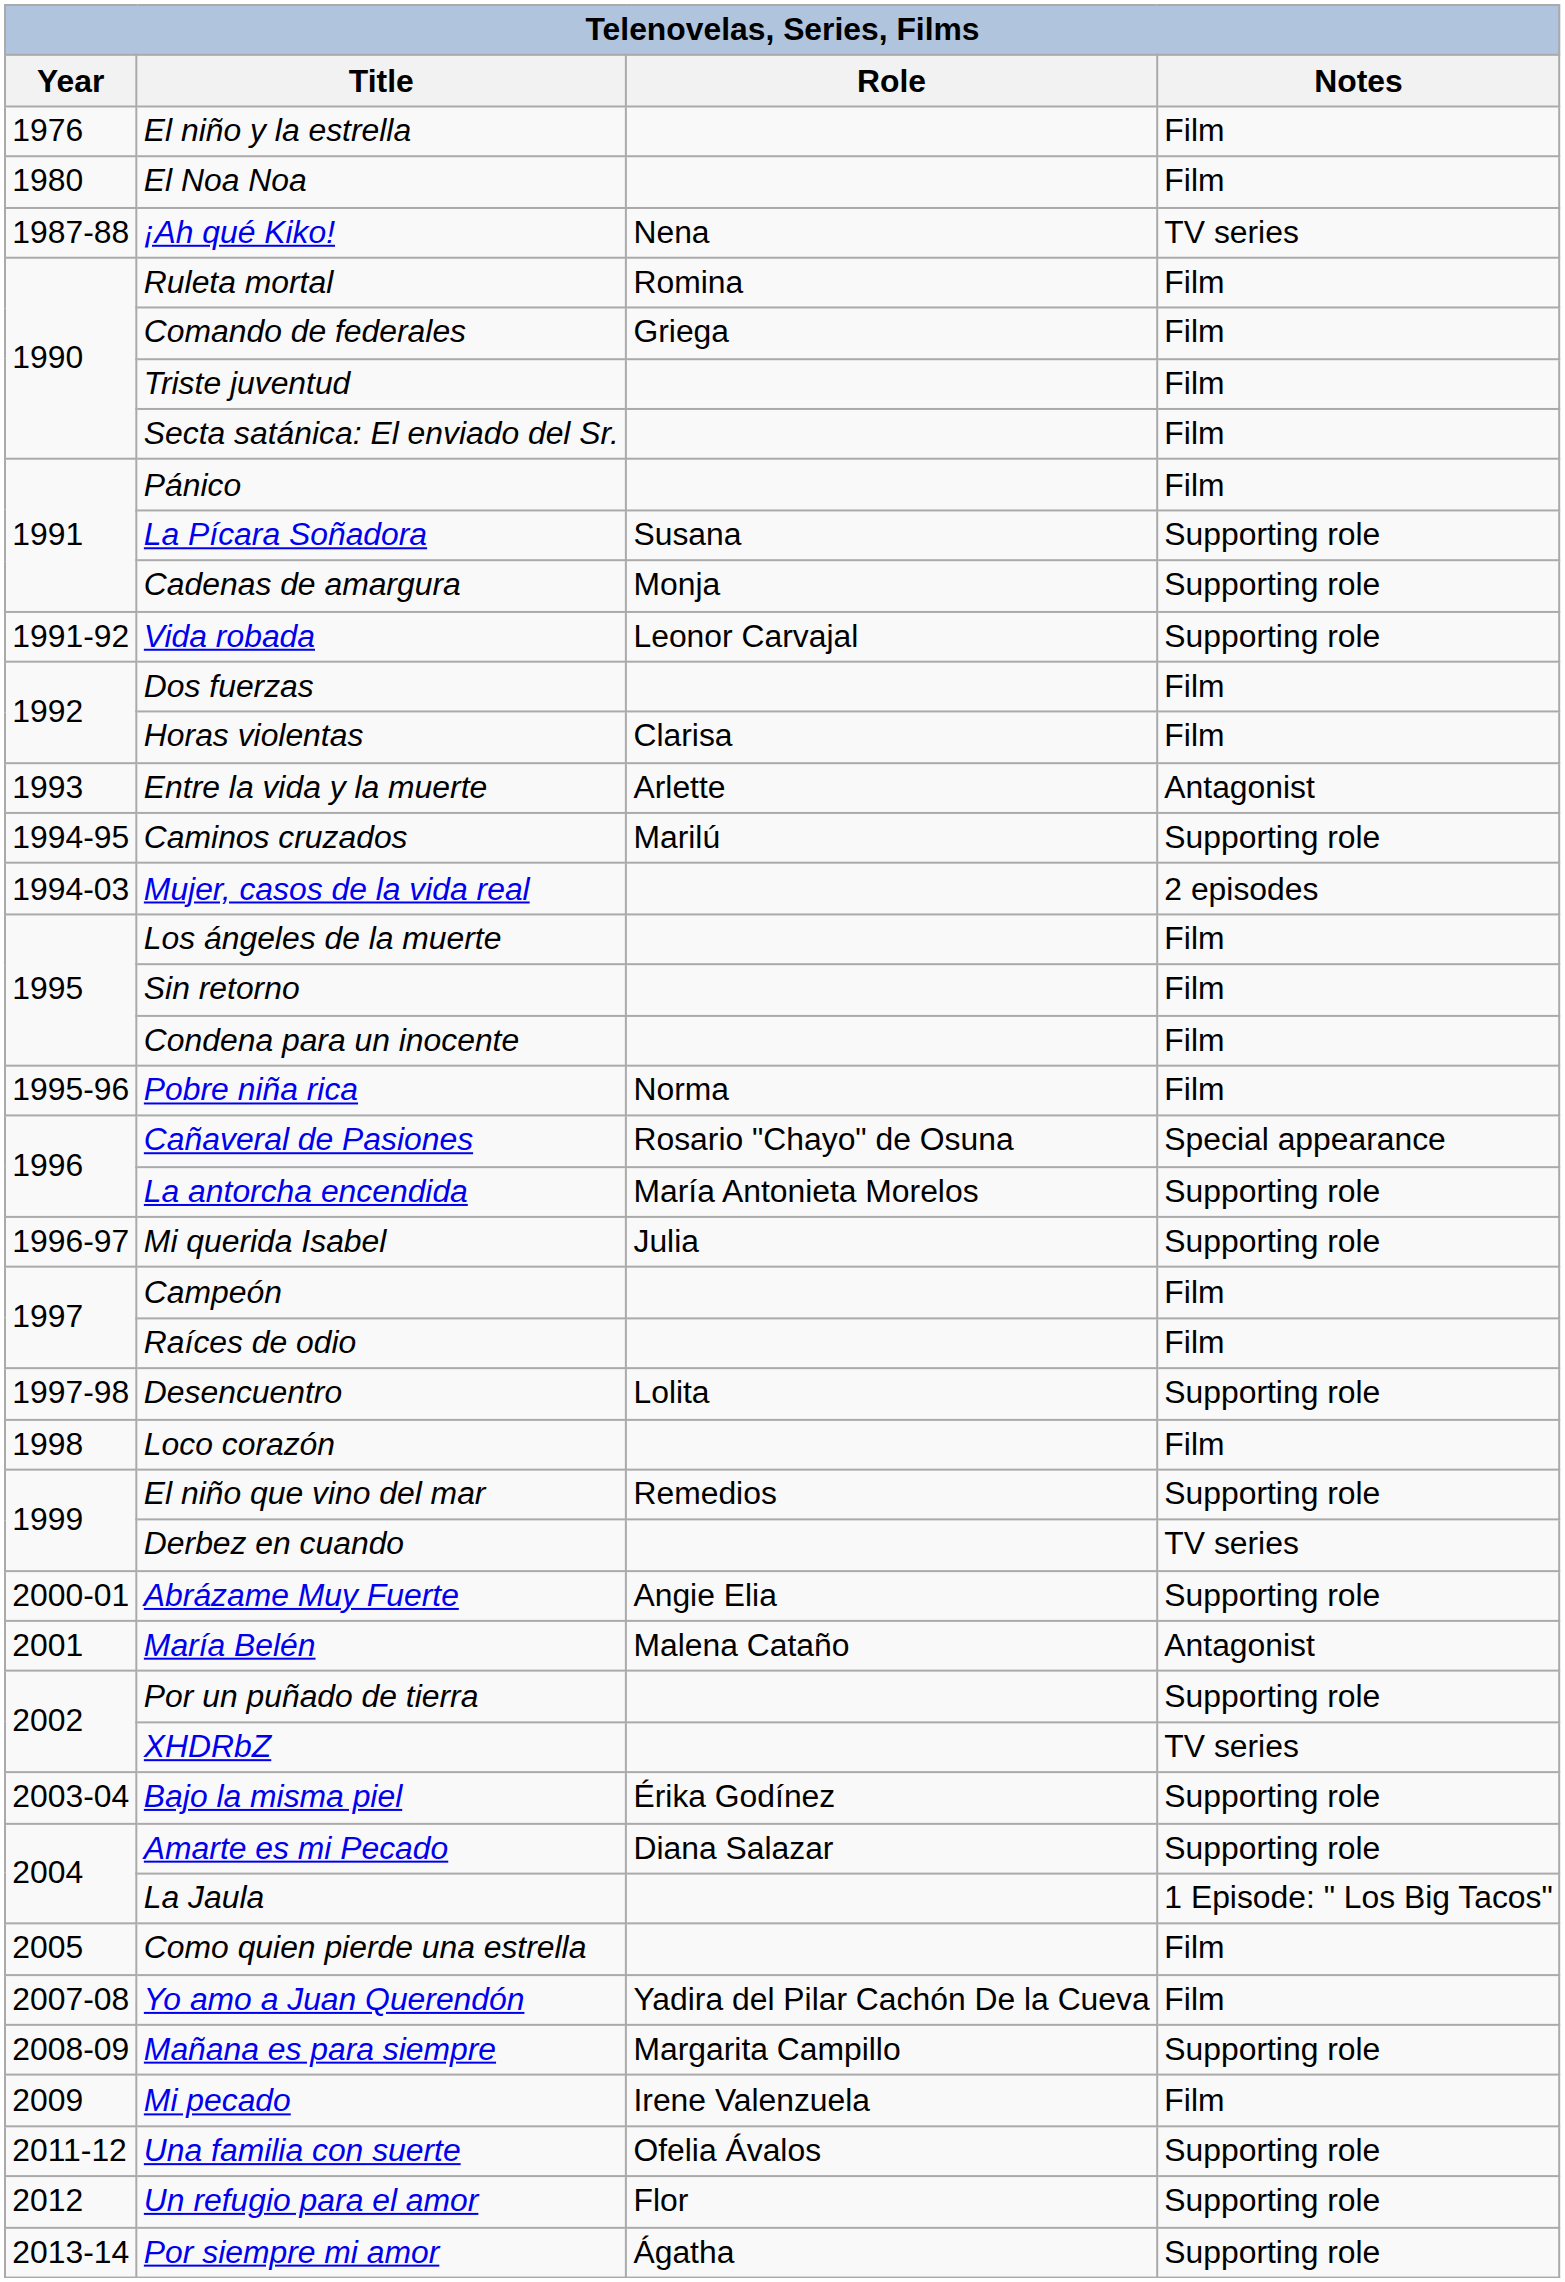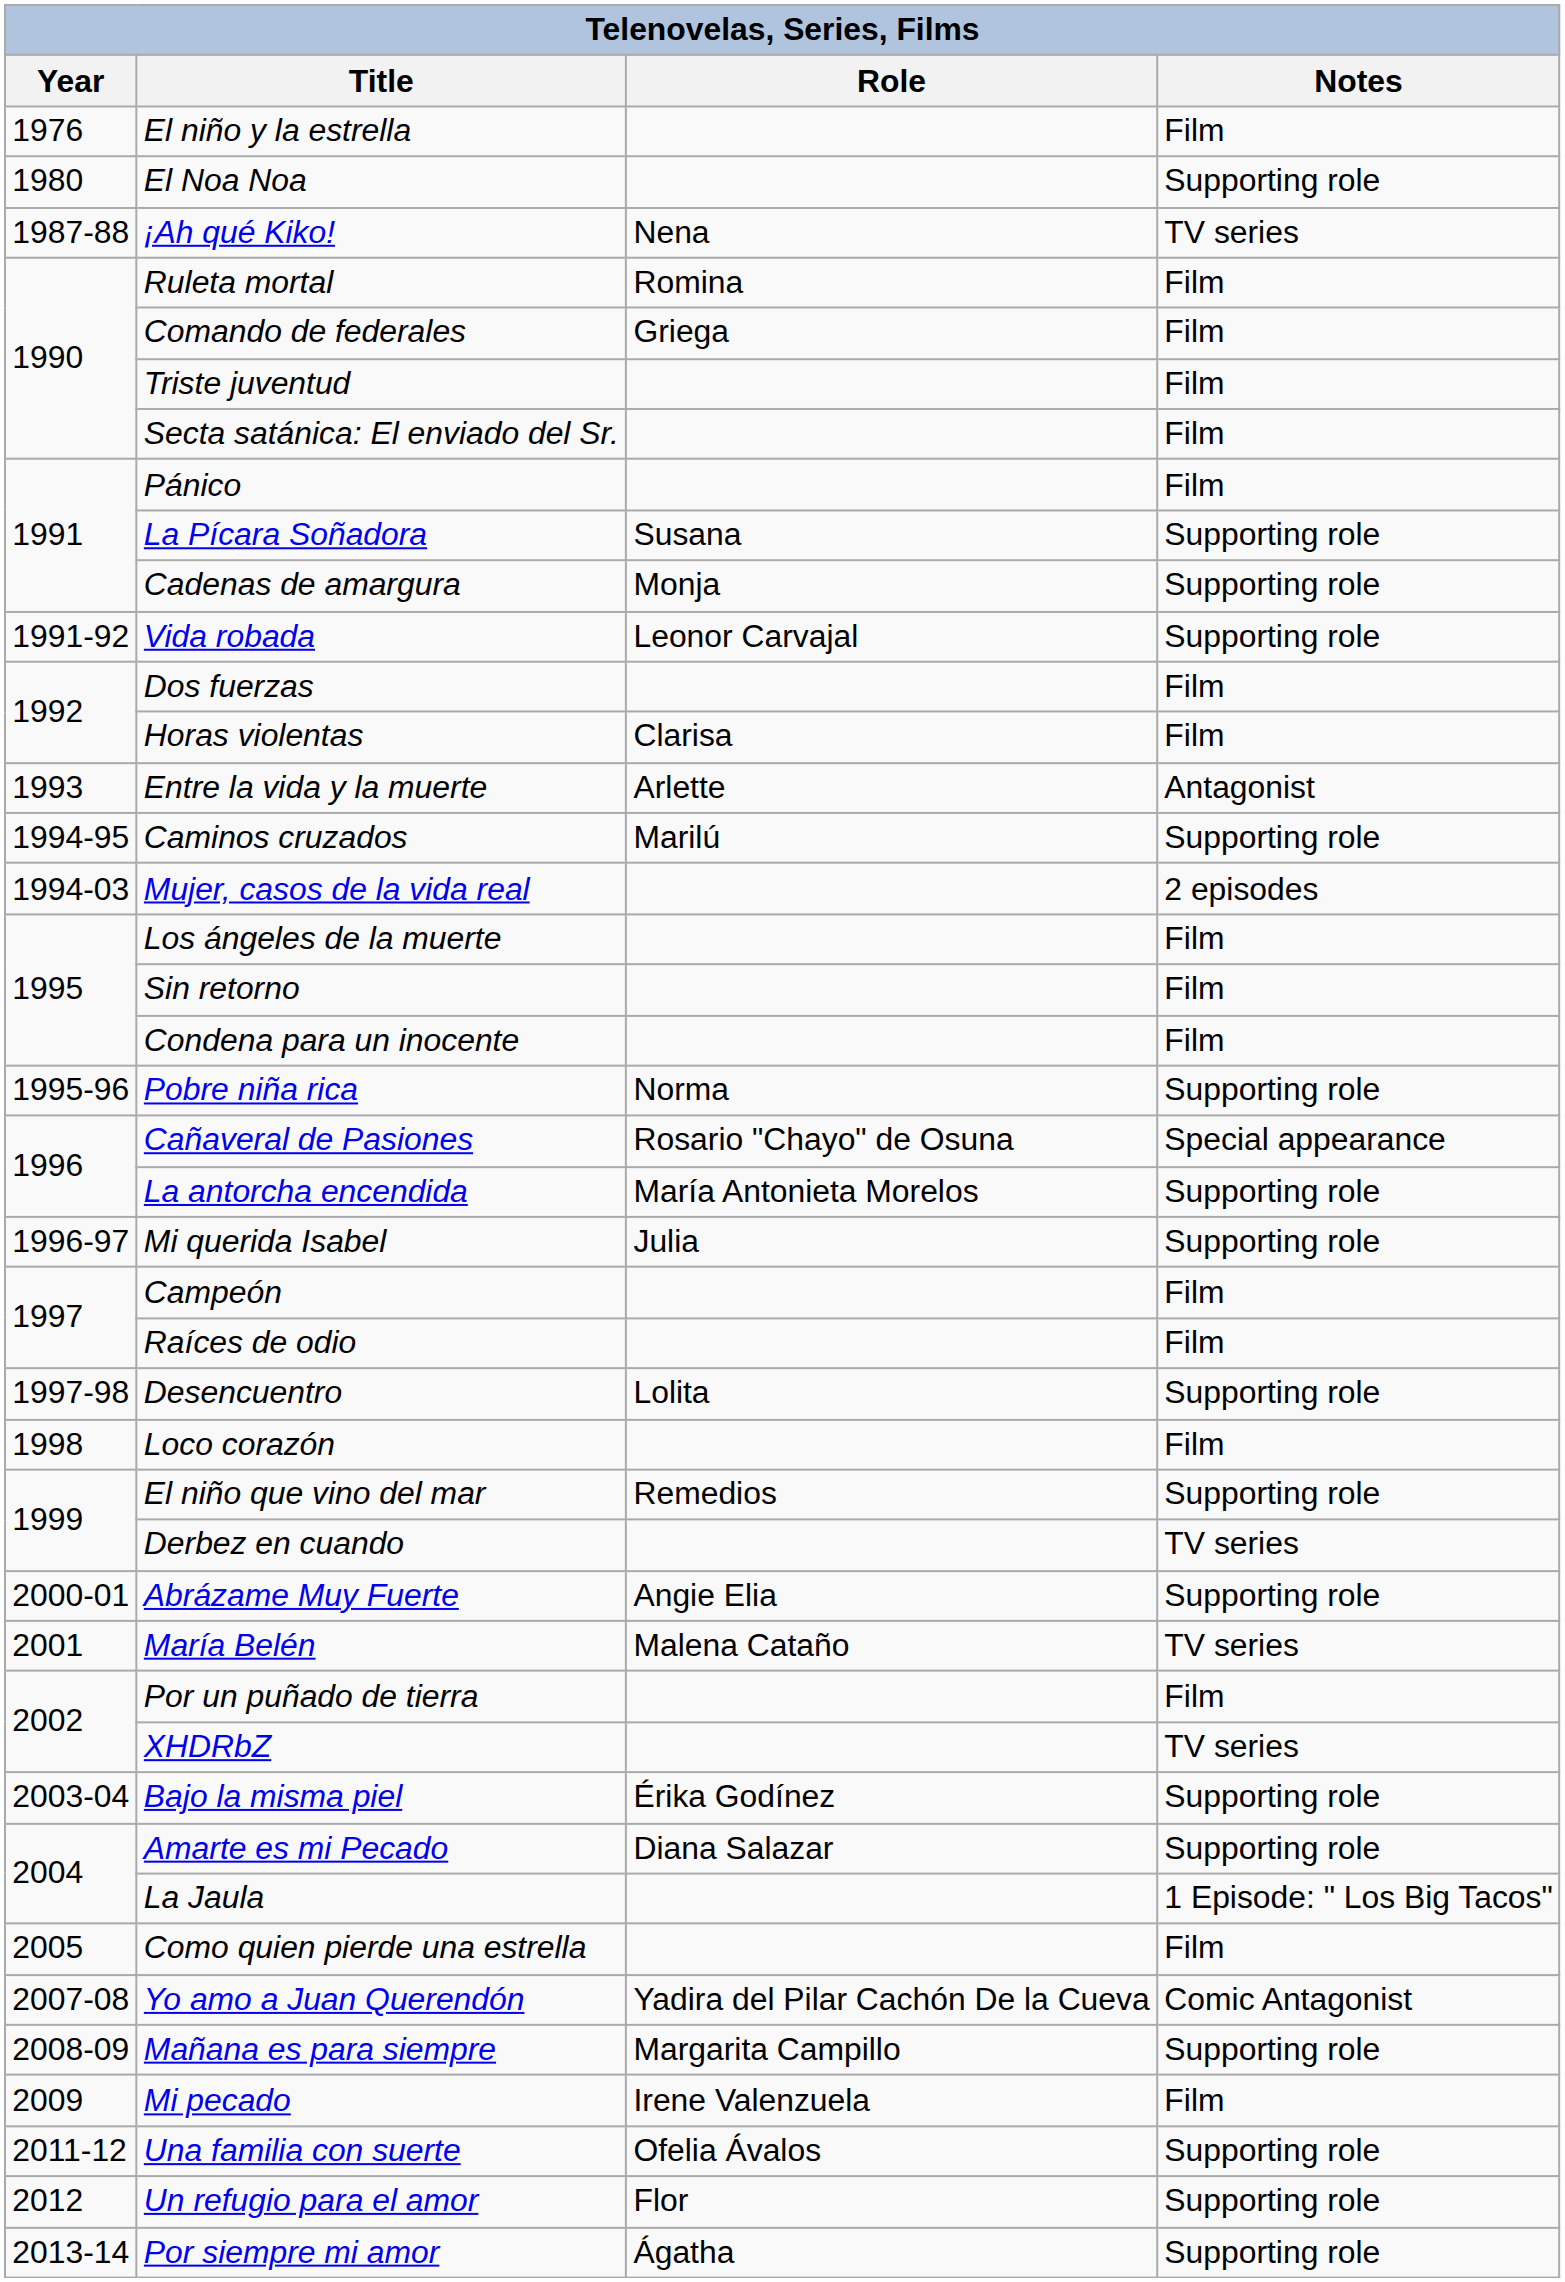(1194, 181) Film -> (1272, 181) Supporting role
(1194, 1090) Film -> (1272, 1090) Supporting role
(1240, 1645) Antagonist -> (1232, 1645) TV series
(1272, 1696) Supporting role -> (1194, 1696) Film
(1194, 1999) Film -> (1288, 1999) Comic Antagonist
